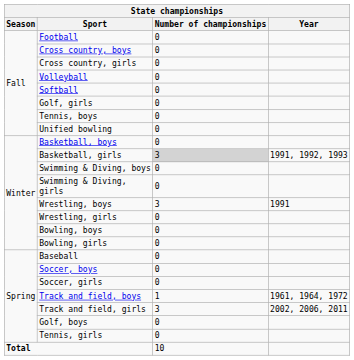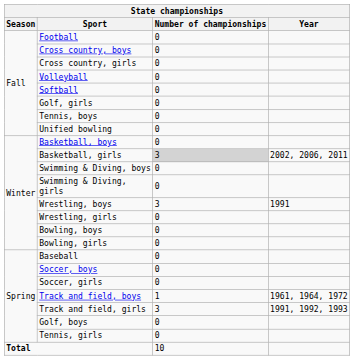(309, 155) 1991, 1992, 1993 -> (309, 155) 2002, 2006, 2011
(309, 309) 2002, 2006, 2011 -> (309, 309) 1991, 1992, 1993
